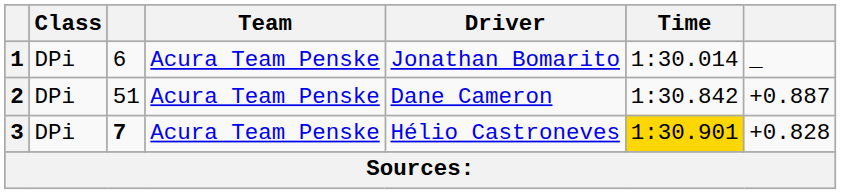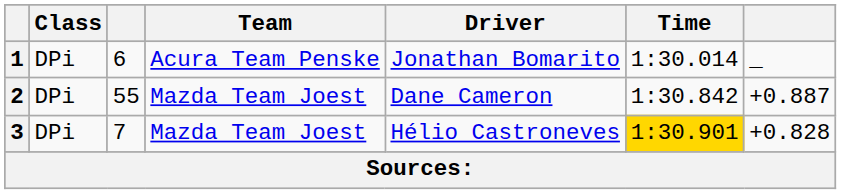(126, 97) 51 -> (126, 97) 55
(265, 97) Acura Team Penske -> (258, 97) Mazda Team Joest
(119, 133) bold -> (119, 133) normal
(265, 133) Acura Team Penske -> (258, 133) Mazda Team Joest
